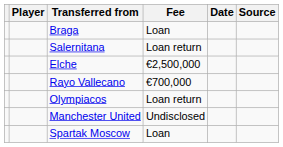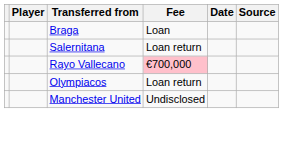- row: (63, 64)
(169, 82) no background -> (169, 64) pink background
- row: (90, 133)
